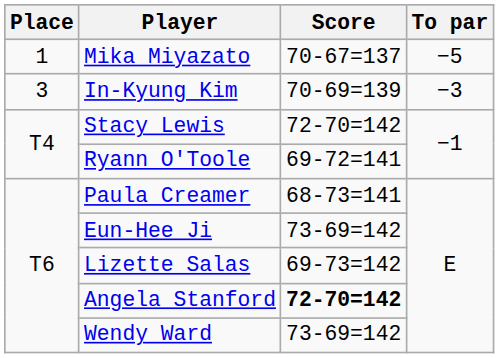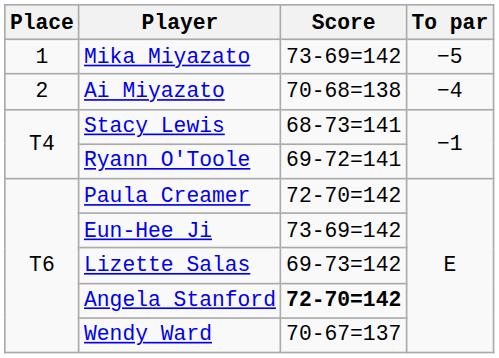(344, 57) 70-67=137 -> (344, 57) 73-69=142
+ row: (154, 92)
- row: (161, 92)
(344, 126) 72-70=142 -> (344, 126) 68-73=141
(344, 196) 68-73=141 -> (344, 196) 72-70=142
(344, 335) 73-69=142 -> (344, 335) 70-67=137
